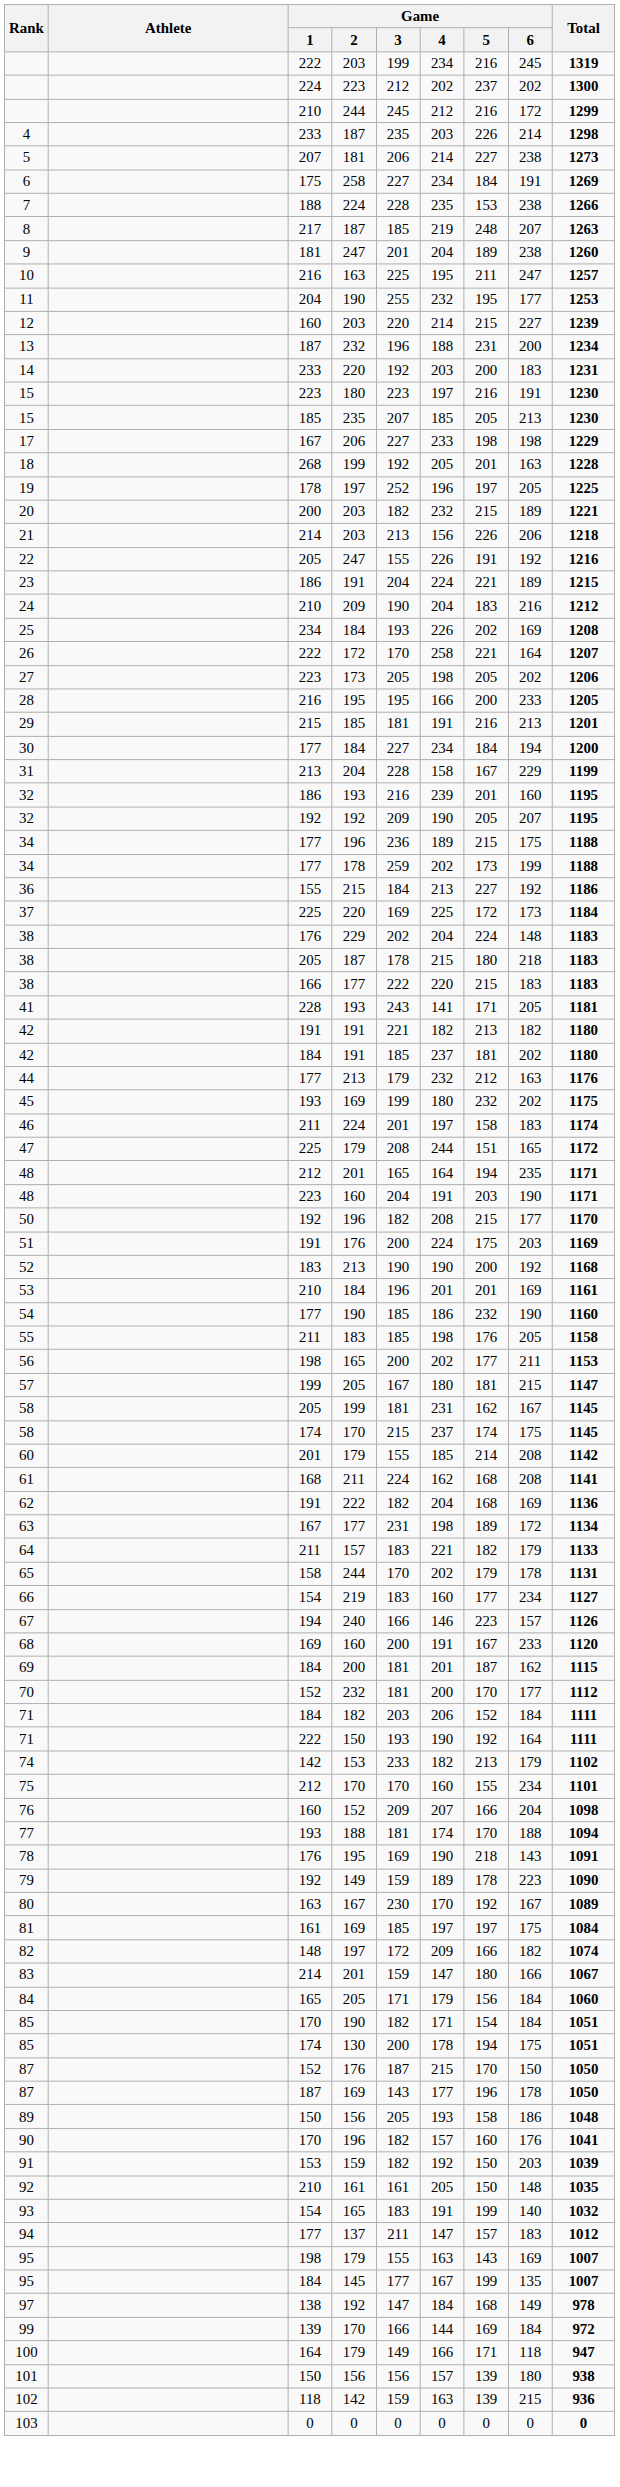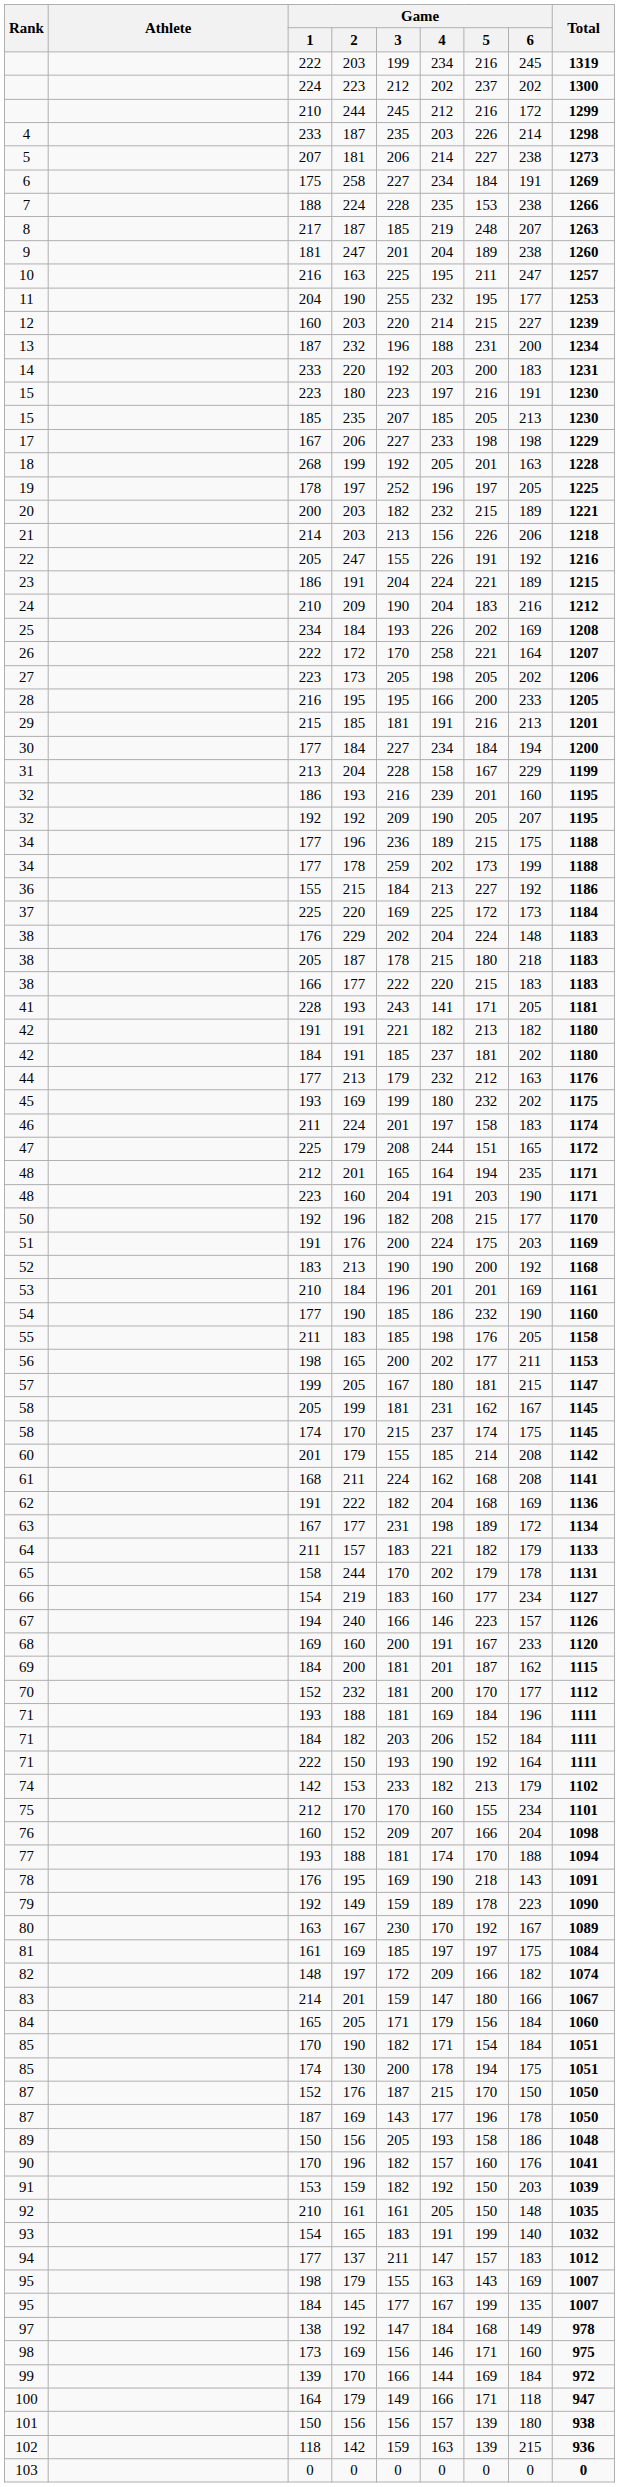+ row: (26, 1715)
+ row: (26, 2352)
